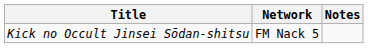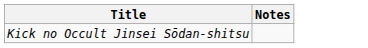- column: (287, 14)
